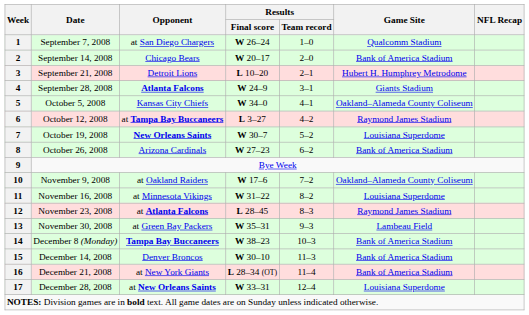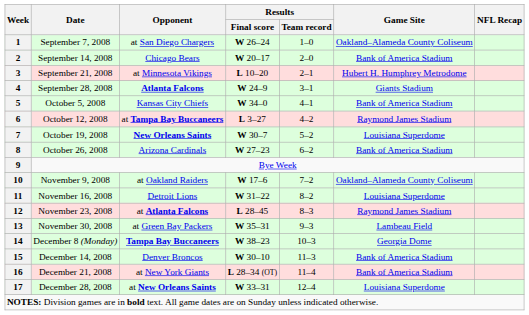(404, 42) Qualcomm Stadium -> (404, 42) Oakland–Alameda County Coliseum
(172, 73) Detroit Lions -> (172, 73) at Minnesota Vikings
(404, 103) Oakland–Alameda County Coliseum -> (404, 103) Bank of America Stadium
(172, 195) at Minnesota Vikings -> (172, 195) Detroit Lions
(404, 241) Bank of America Stadium -> (404, 241) Georgia Dome
